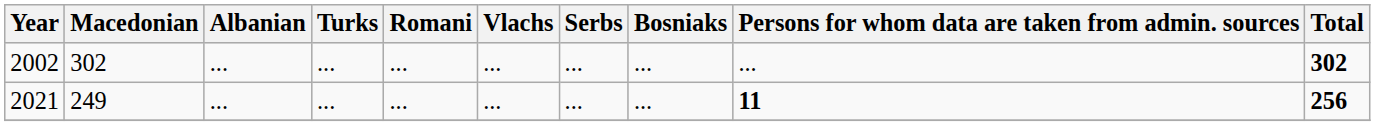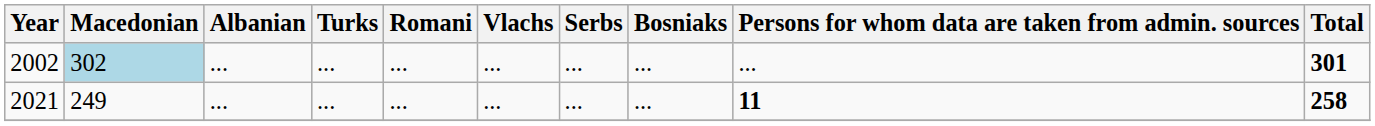(88, 62) no background -> (88, 62) lightblue background
(1329, 62) 302 -> (1329, 62) 301
(1329, 100) 256 -> (1329, 100) 258
